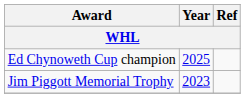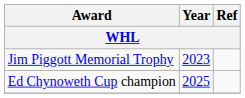rows swapped: (91, 81) <-> (92, 59)
